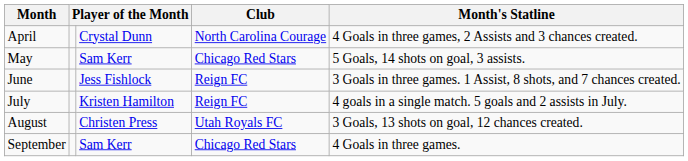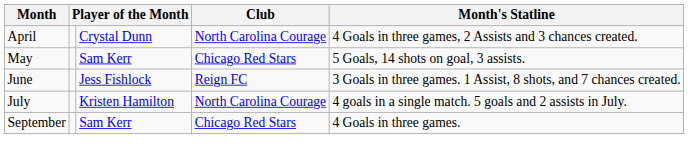(221, 101) Reign FC -> (260, 101) North Carolina Courage
- row: (27, 123)
